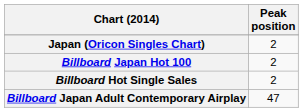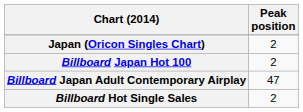rows swapped: (126, 80) <-> (126, 98)
